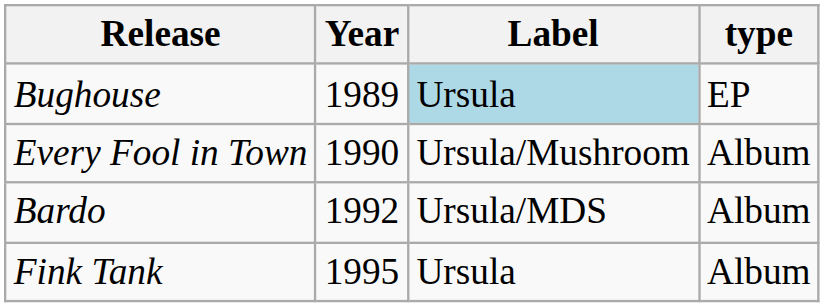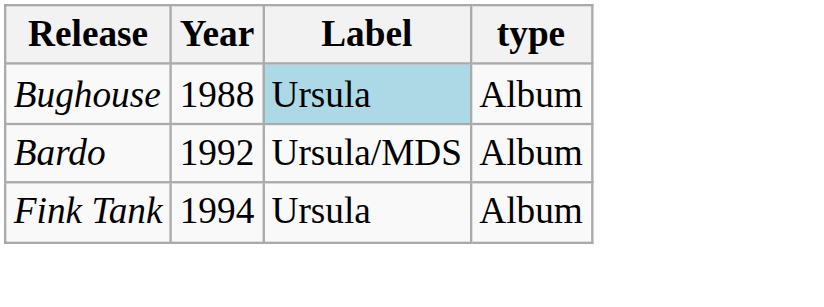(362, 93) 1989 -> (217, 93) 1988
(729, 93) EP -> (531, 93) Album
- row: (161, 152)
(362, 270) 1995 -> (217, 211) 1994
